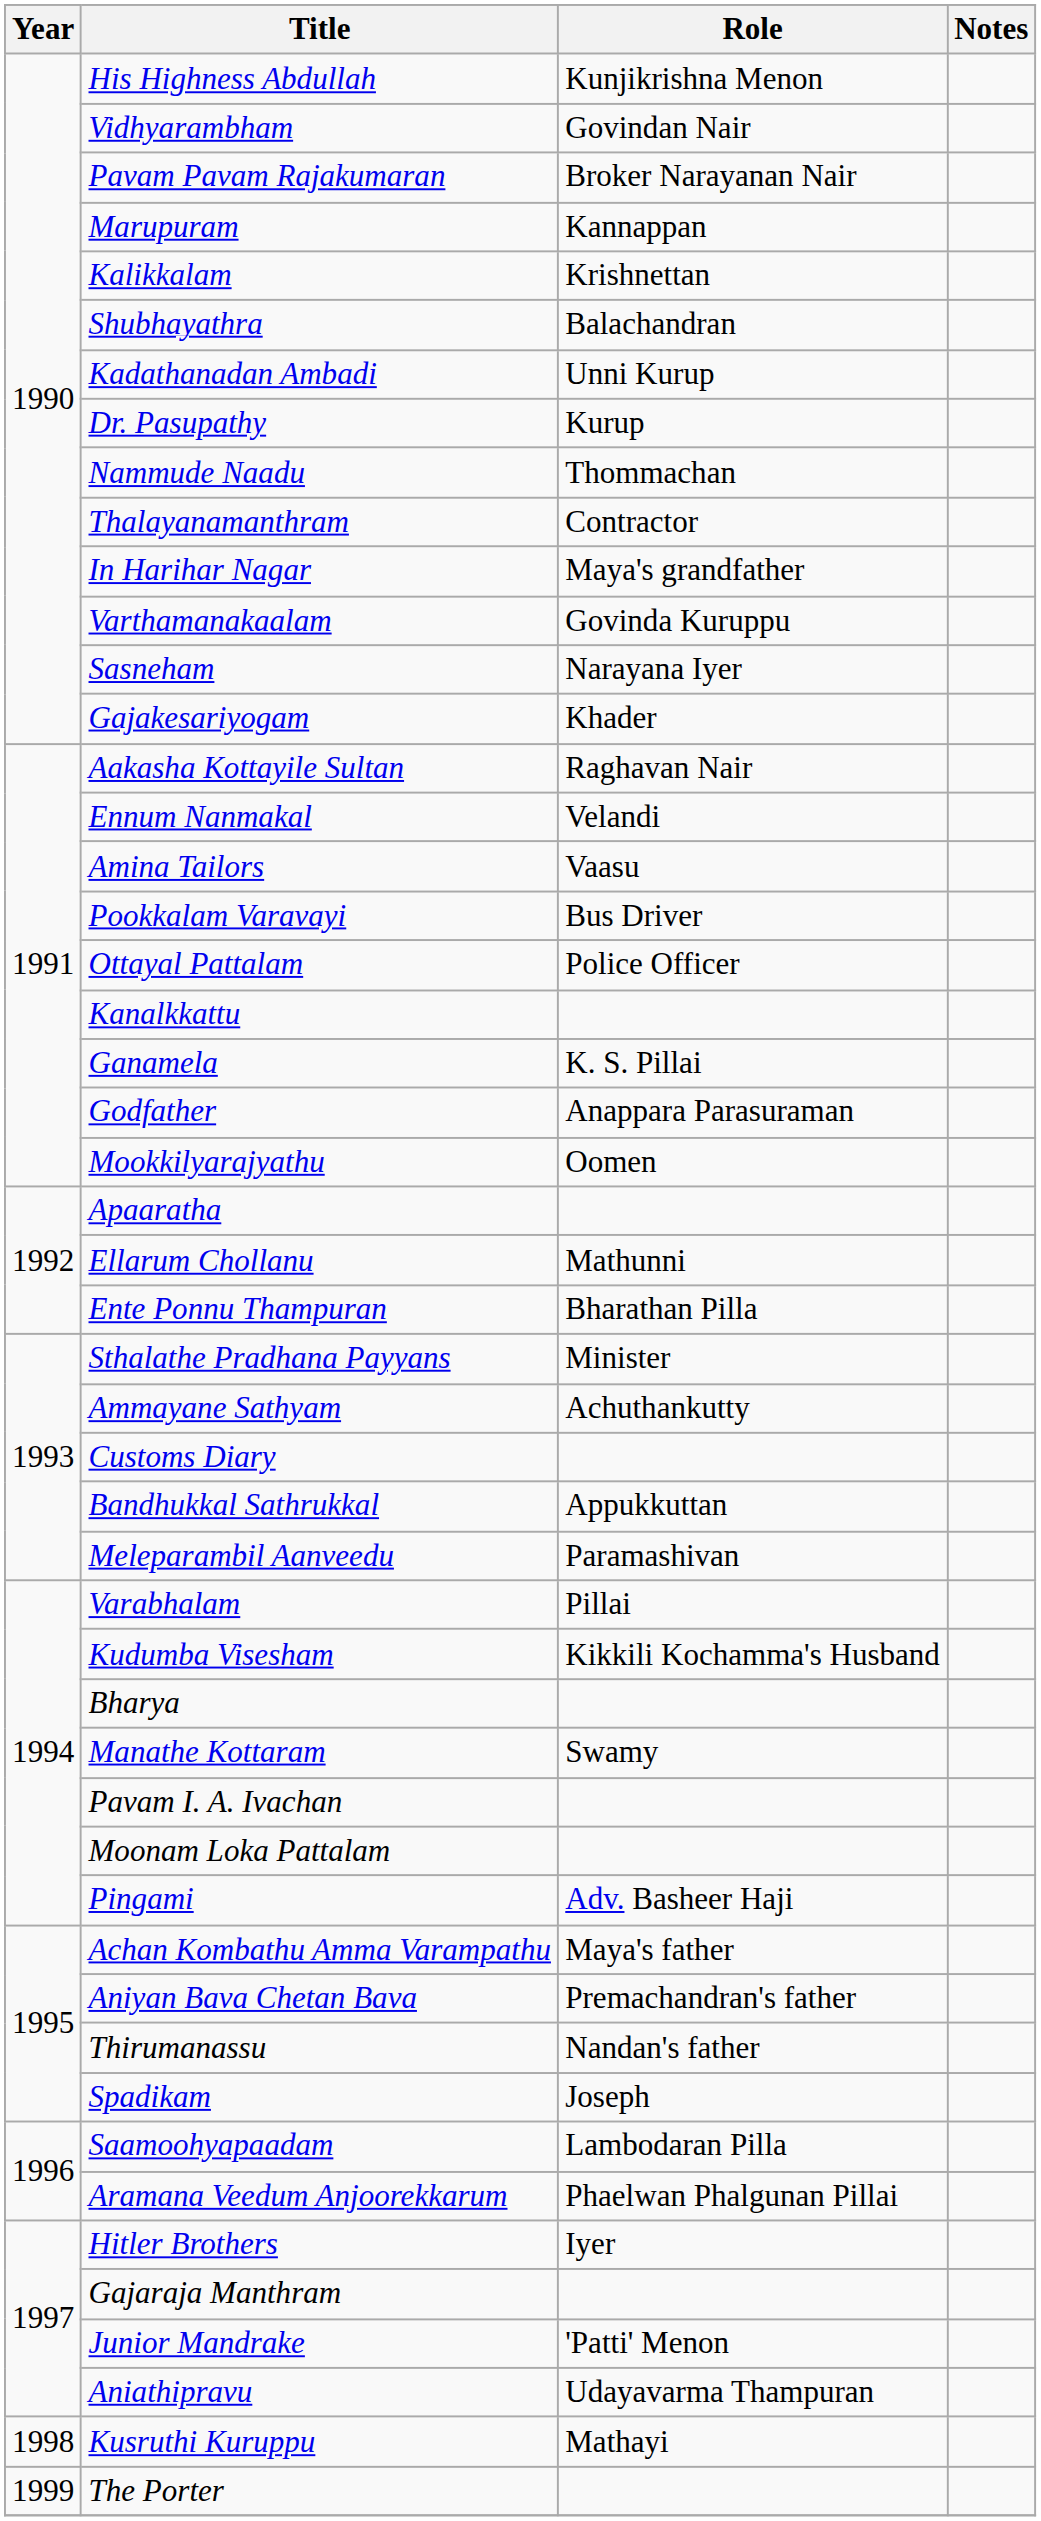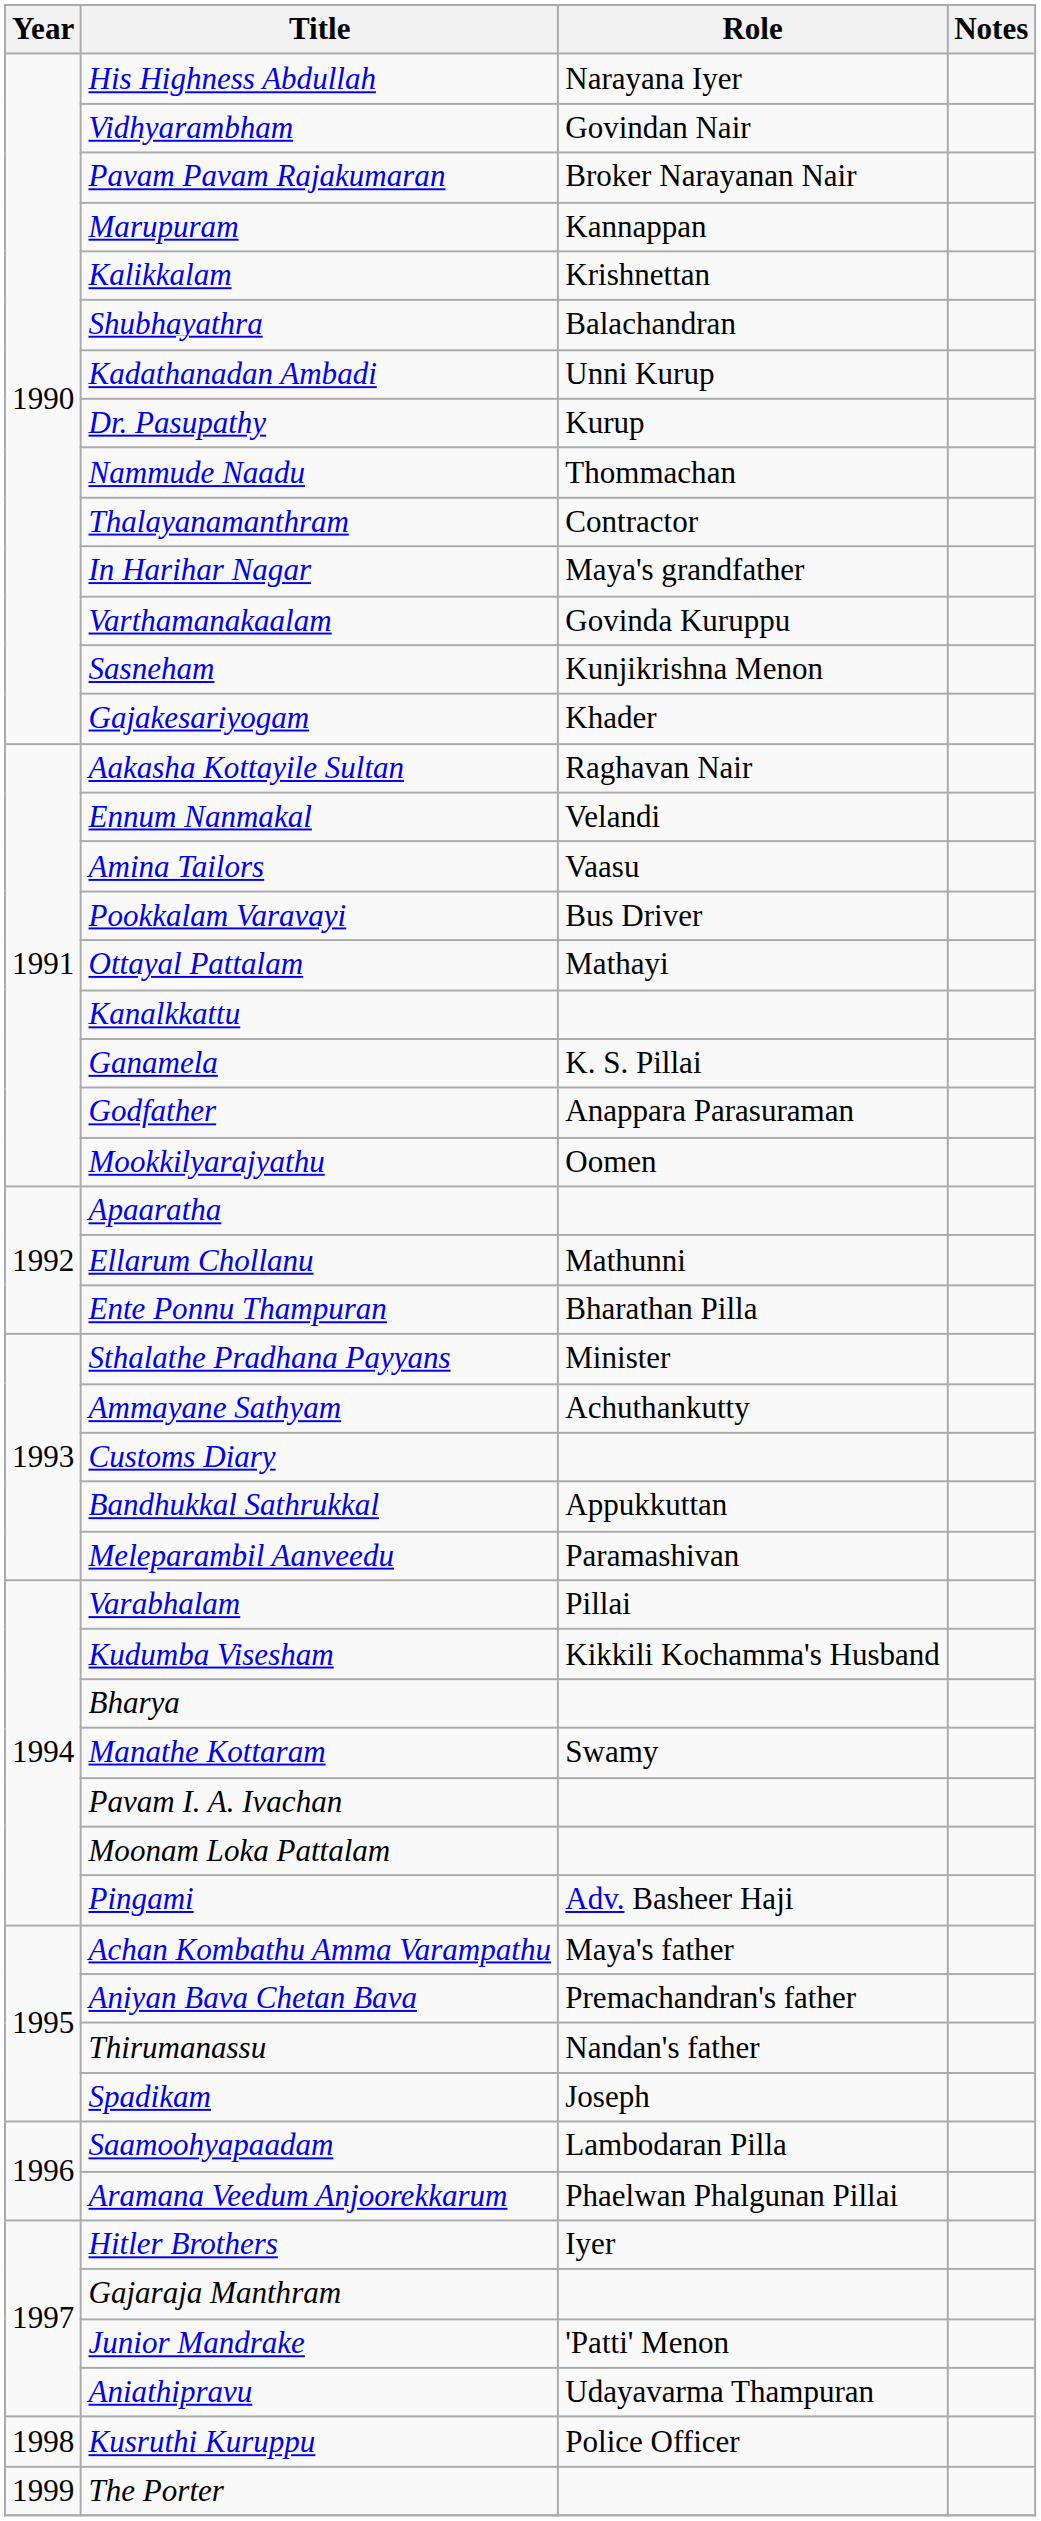(694, 78) Kunjikrishna Menon -> (654, 78) Narayana Iyer
(654, 669) Narayana Iyer -> (694, 669) Kunjikrishna Menon
(652, 964) Police Officer -> (617, 964) Mathayi
(617, 2441) Mathayi -> (652, 2441) Police Officer
